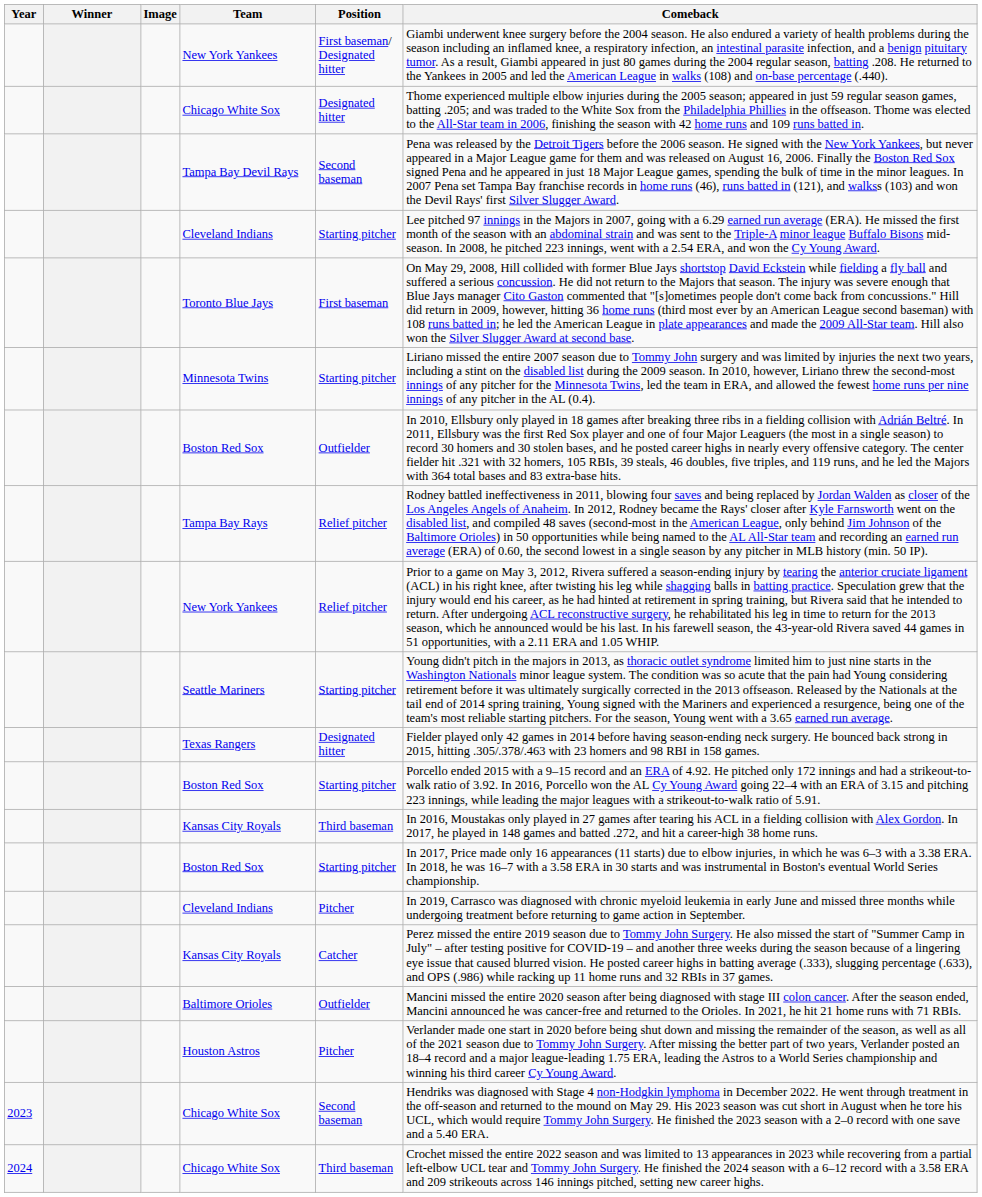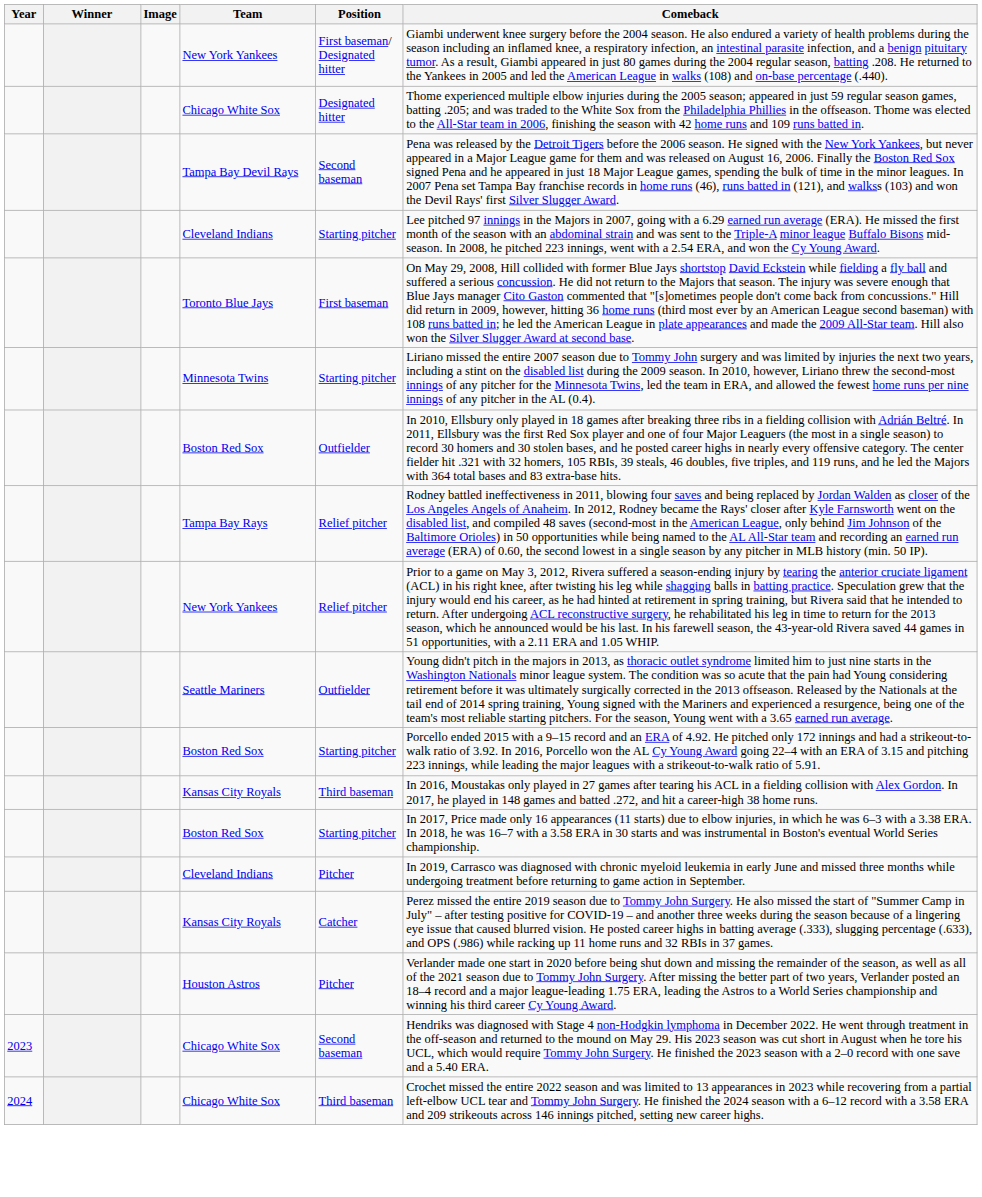(357, 689) Starting pitcher -> (344, 689) Outfielder
- row: (24, 744)
- row: (24, 1004)
